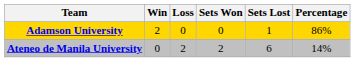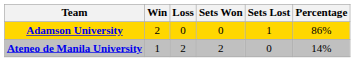(157, 48) 0 -> (157, 48) 1
(269, 48) 6 -> (269, 48) 0
